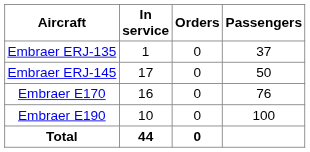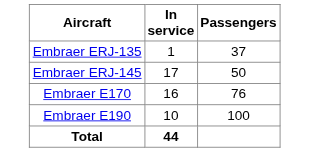- column: (197, 22)
